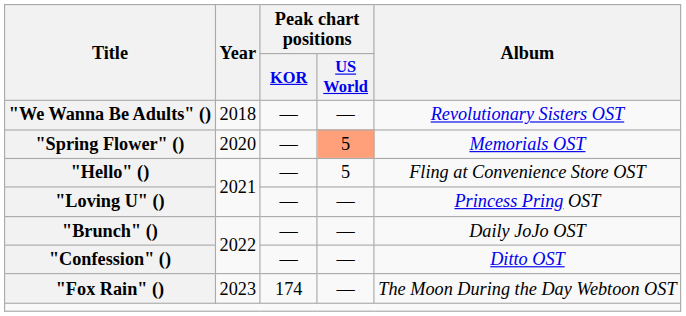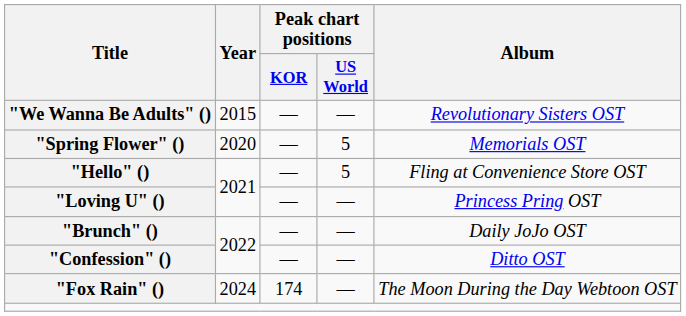(238, 114) 2018 -> (238, 114) 2015
(346, 143) lightsalmon background -> (346, 143) no background
(238, 288) 2023 -> (238, 288) 2024
